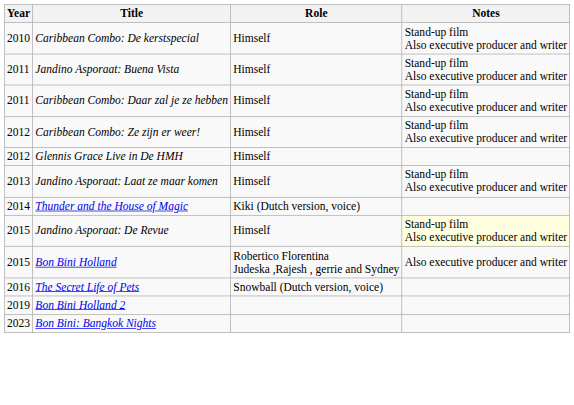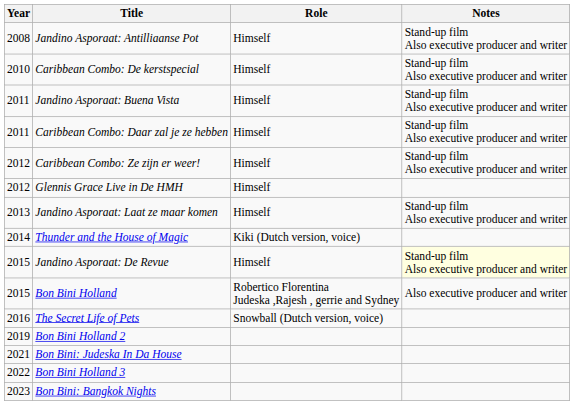+ row: (117, 38)
+ row: (108, 354)
+ row: (80, 373)
